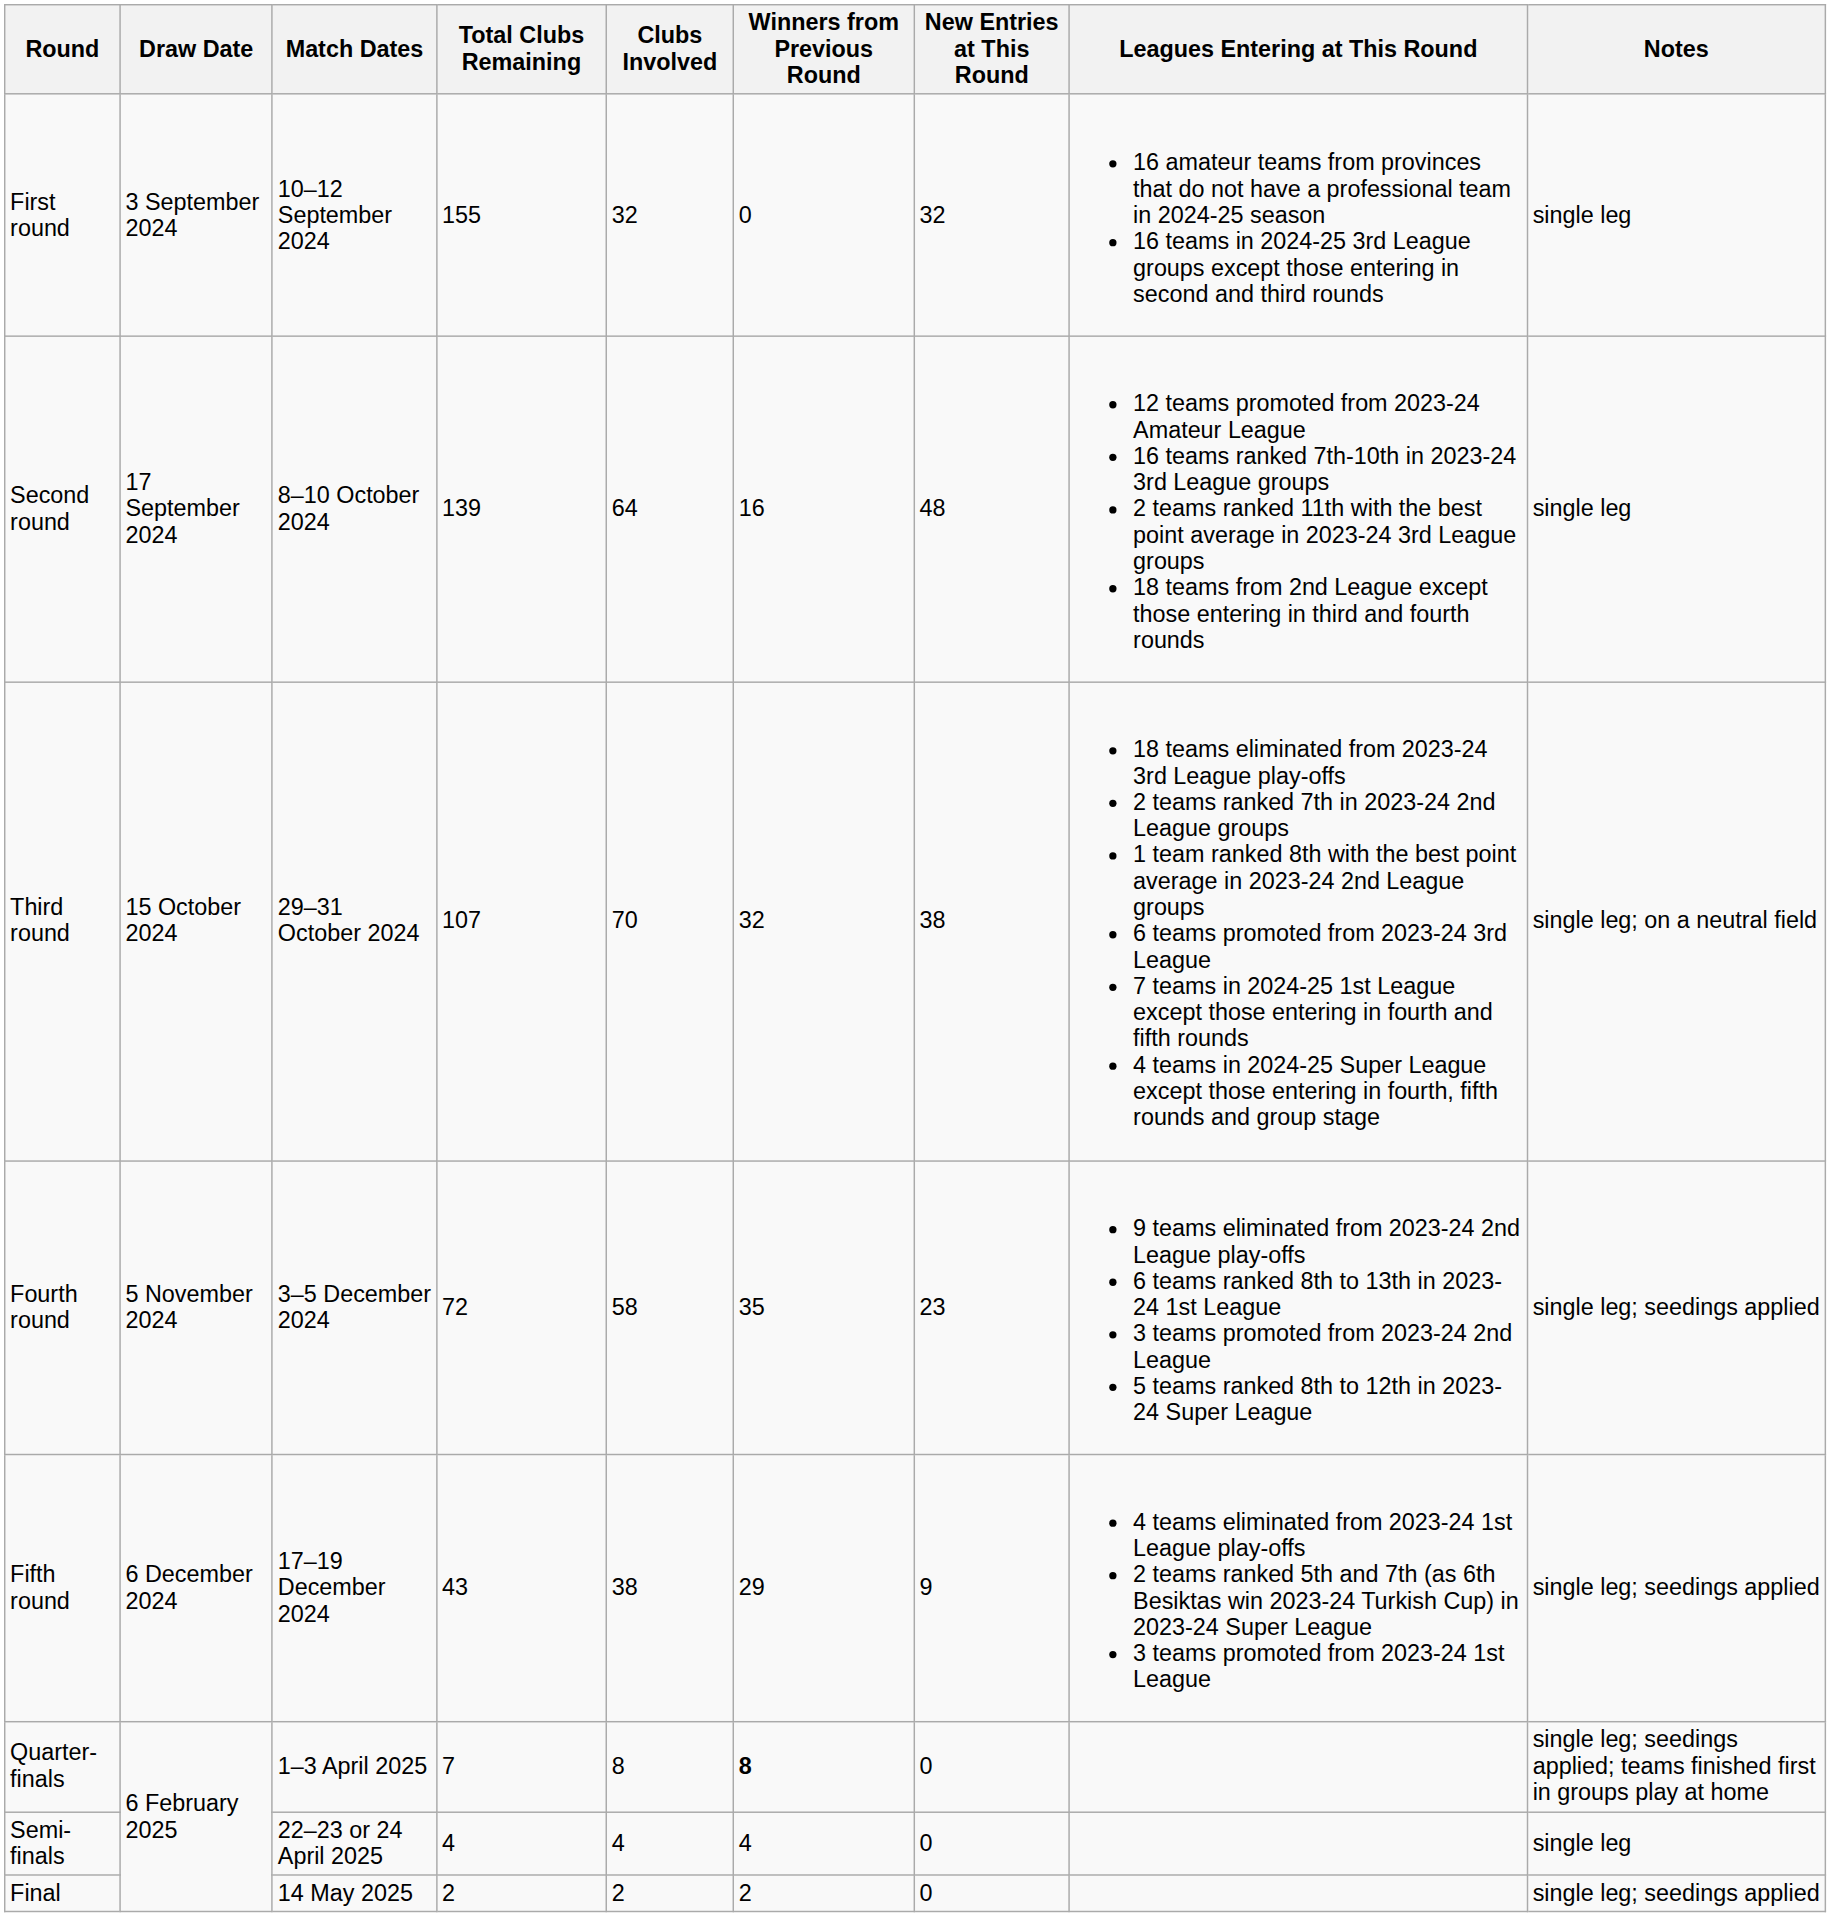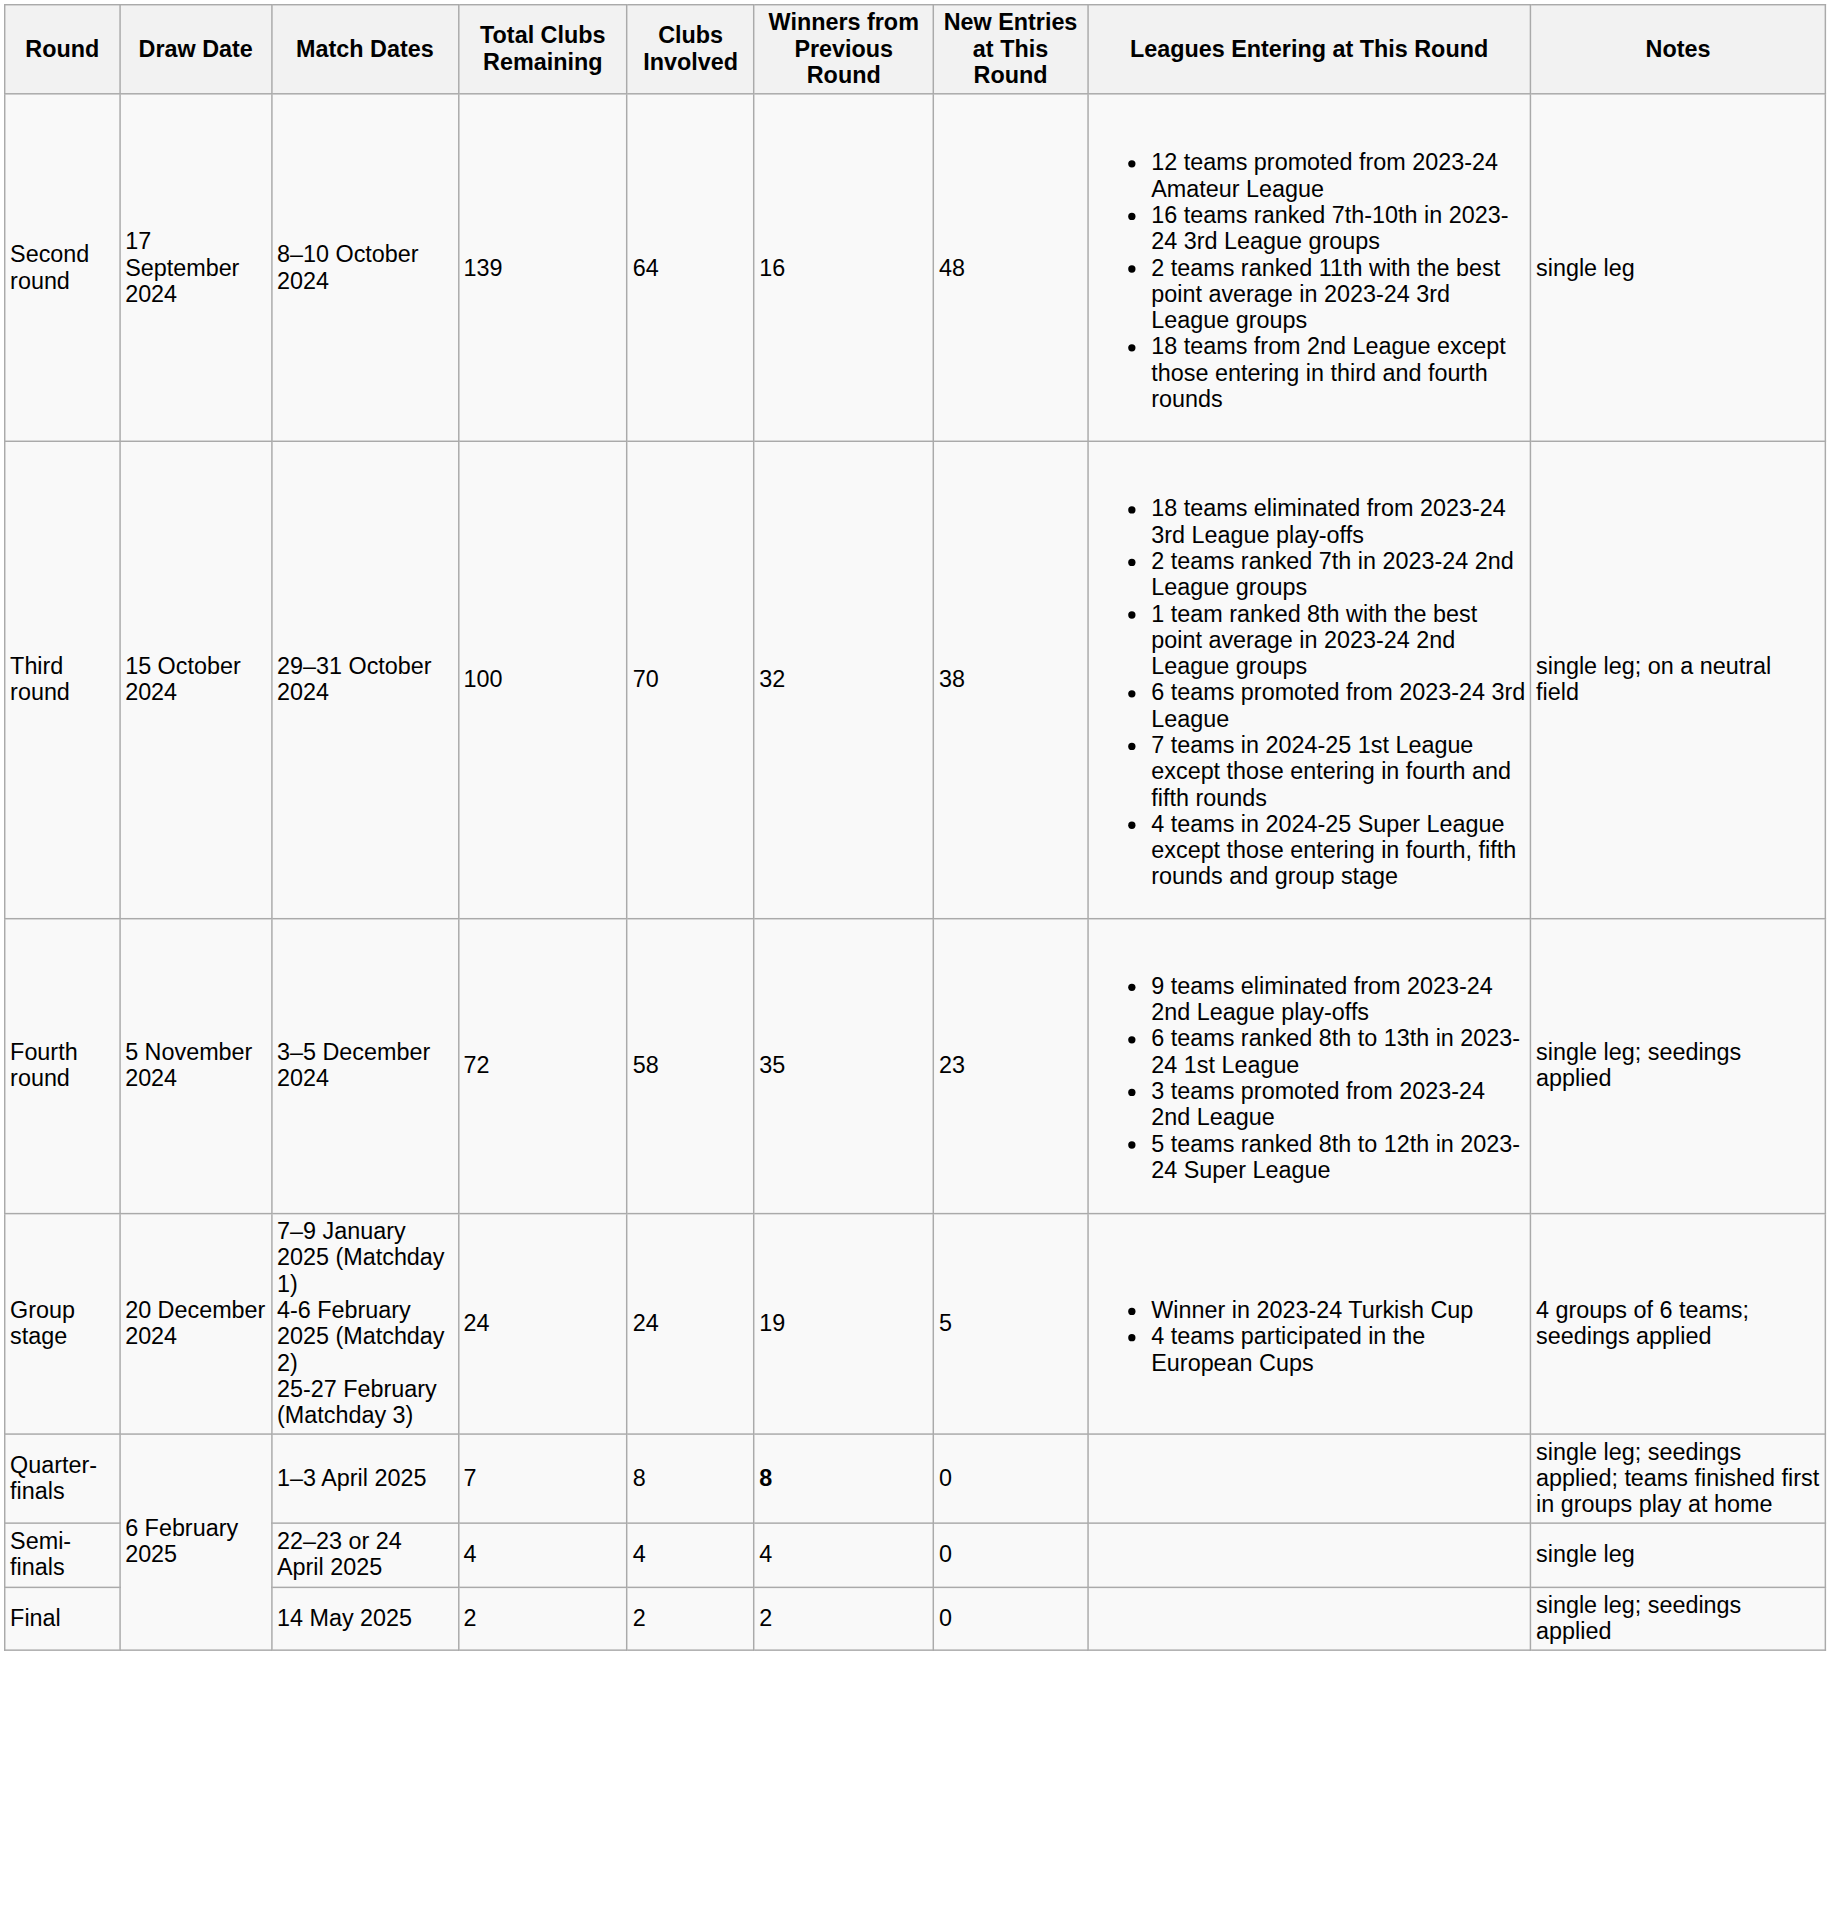- row: (40, 214)
(461, 921) 107 -> (483, 679) 100
- row: (40, 1587)
+ row: (43, 1323)
